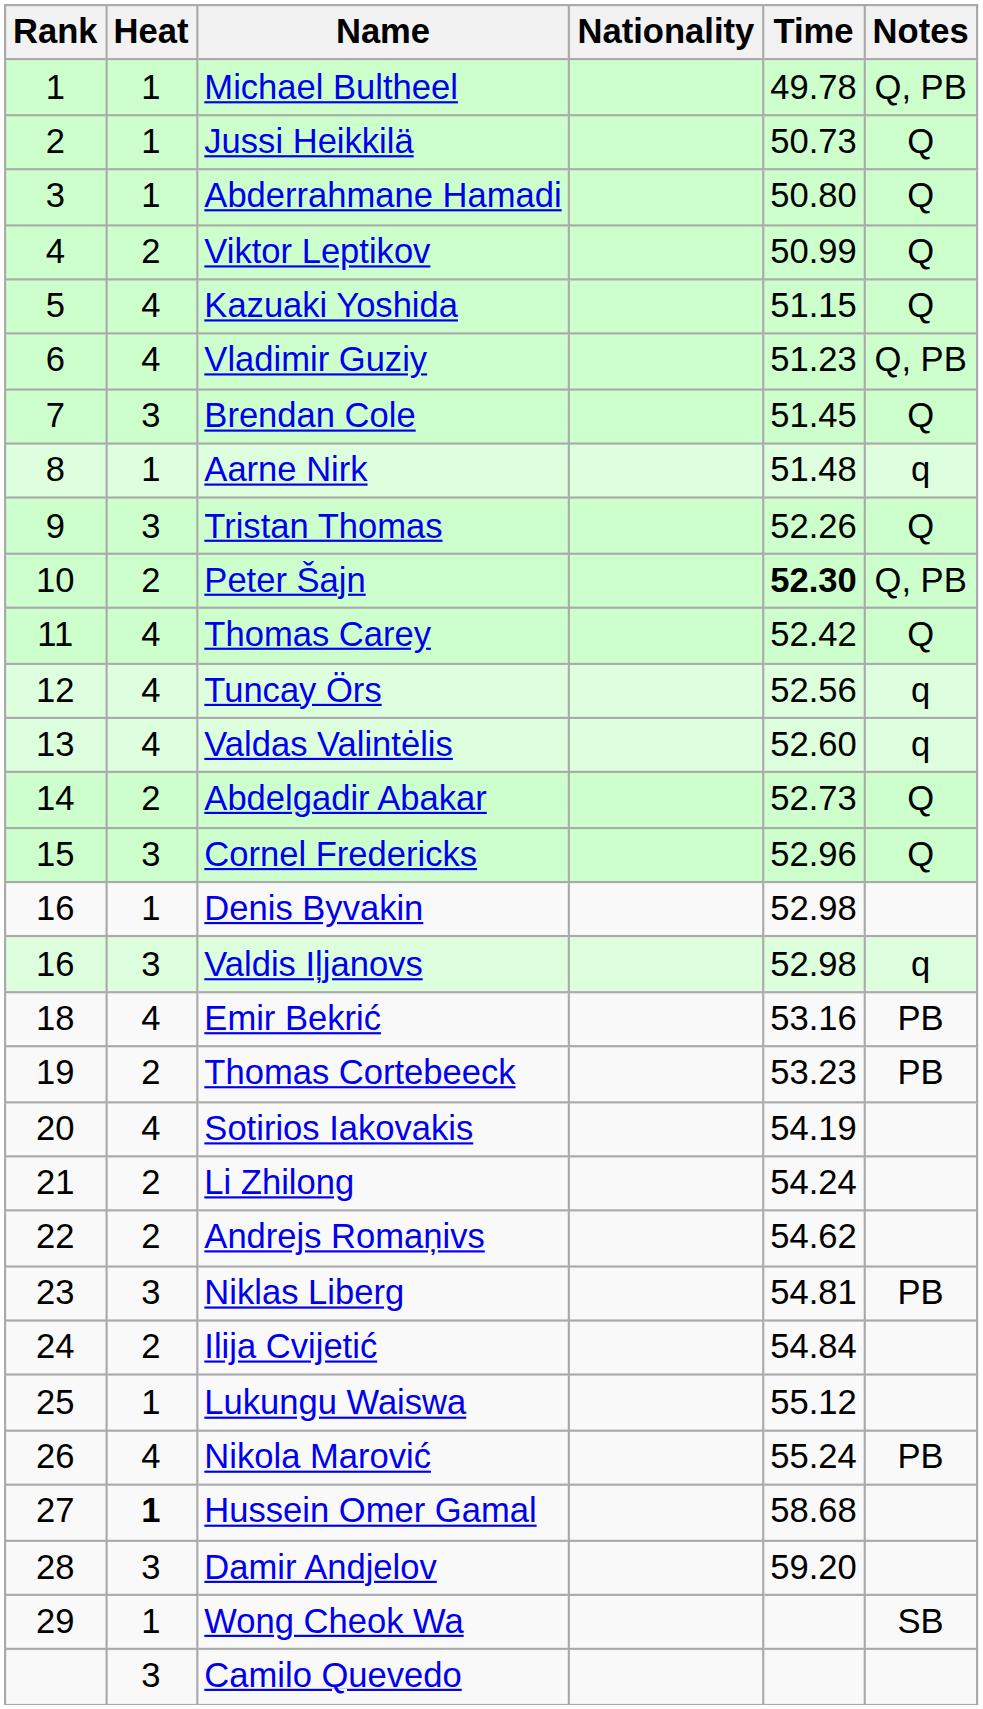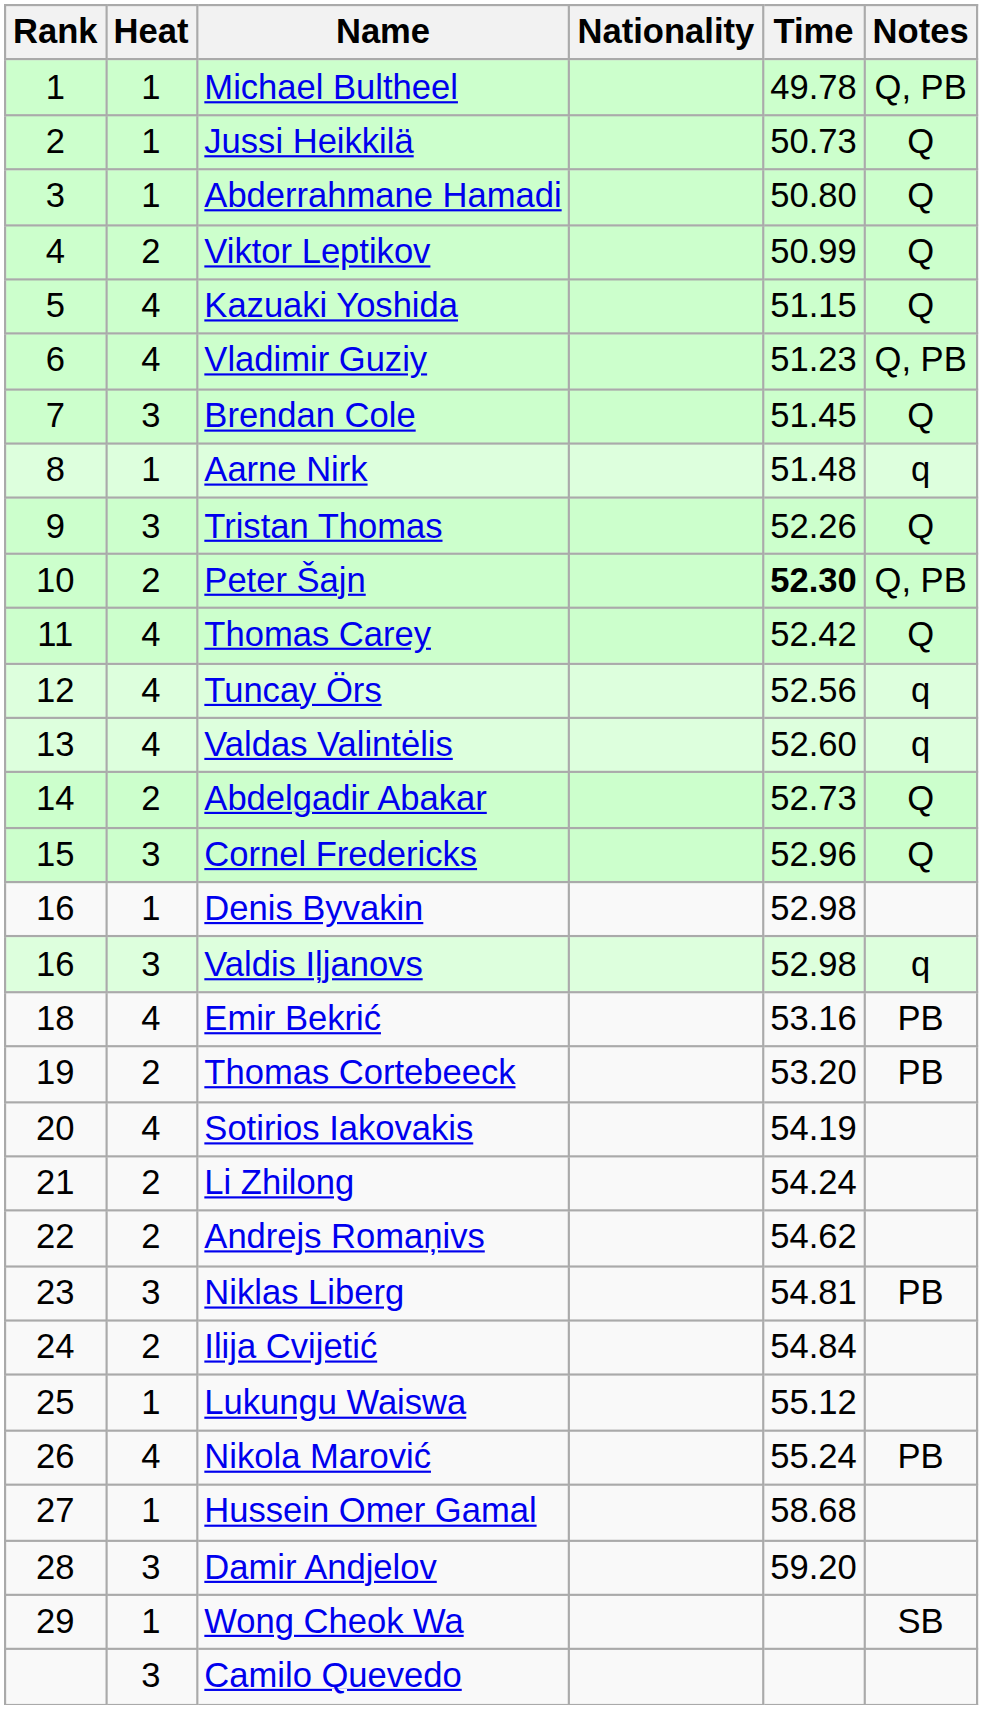(813, 1073) 53.23 -> (813, 1073) 53.20
(151, 1511) bold -> (151, 1511) normal
